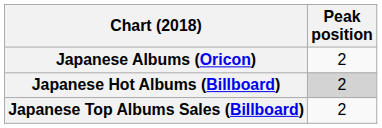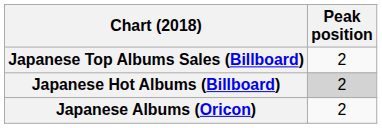rows swapped: (156, 60) <-> (156, 110)
